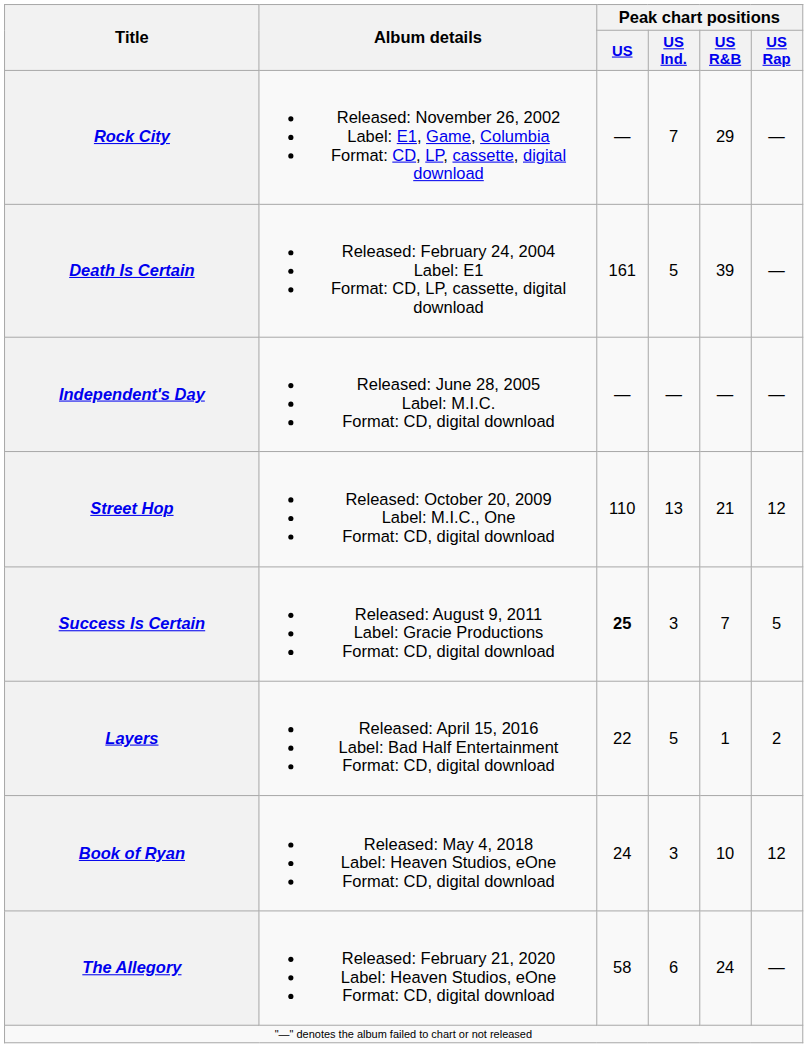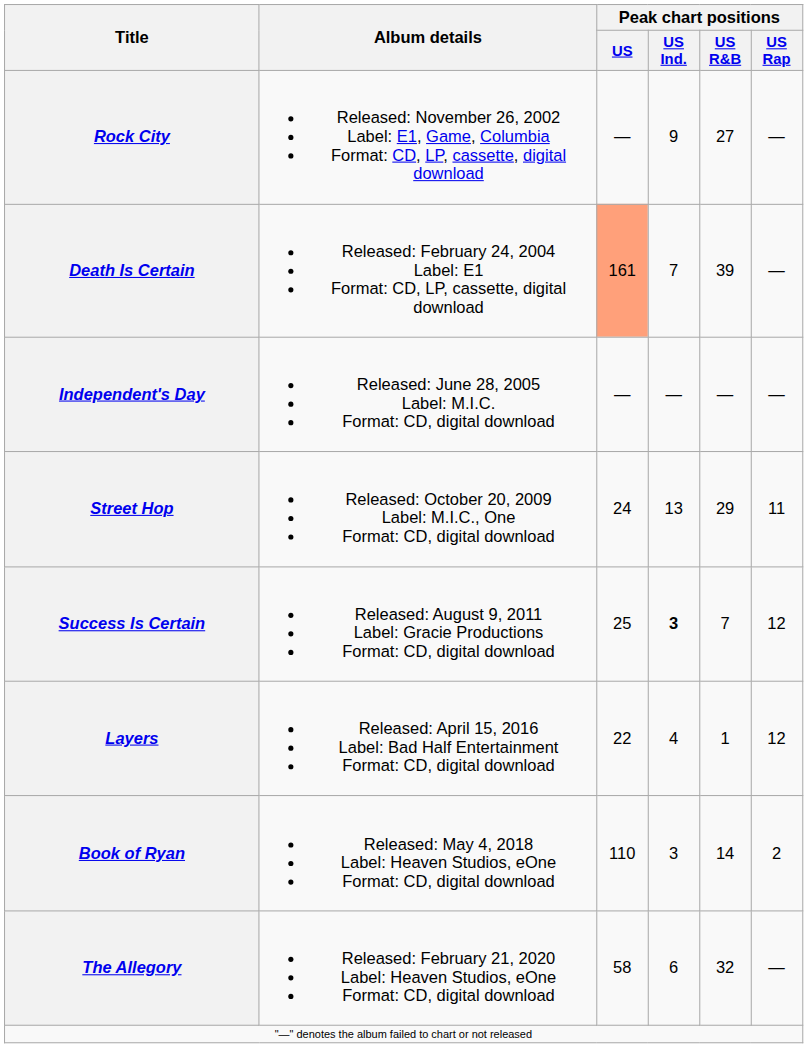(674, 137) 7 -> (674, 137) 9
(725, 137) 29 -> (725, 137) 27
(622, 270) no background -> (622, 270) lightsalmon background
(674, 270) 5 -> (674, 270) 7
(622, 509) 110 -> (622, 509) 24
(725, 509) 21 -> (725, 509) 29
(777, 509) 12 -> (777, 509) 11
(622, 623) bold -> (622, 623) normal
(674, 623) normal -> (674, 623) bold
(777, 623) 5 -> (777, 623) 12
(674, 738) 5 -> (674, 738) 4
(777, 738) 2 -> (777, 738) 12
(622, 853) 24 -> (622, 853) 110
(725, 853) 10 -> (725, 853) 14
(777, 853) 12 -> (777, 853) 2
(725, 968) 24 -> (725, 968) 32
